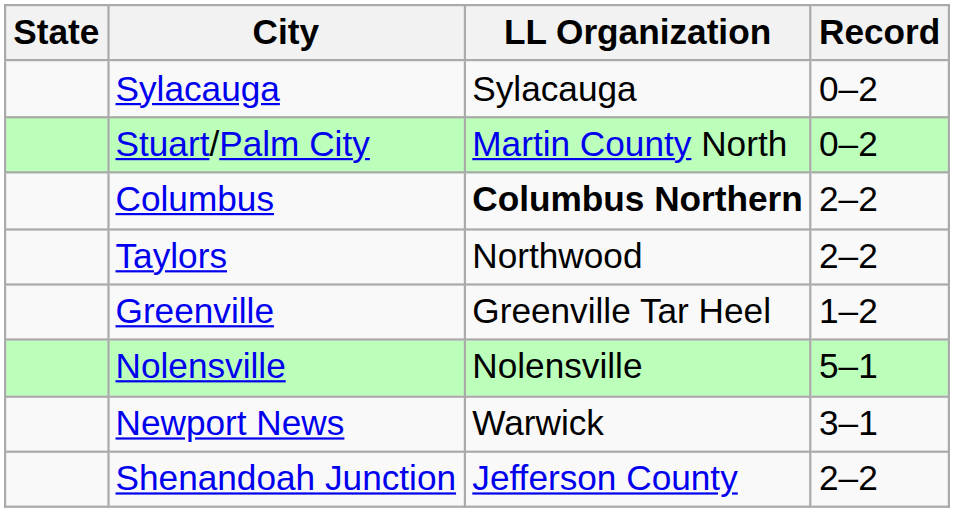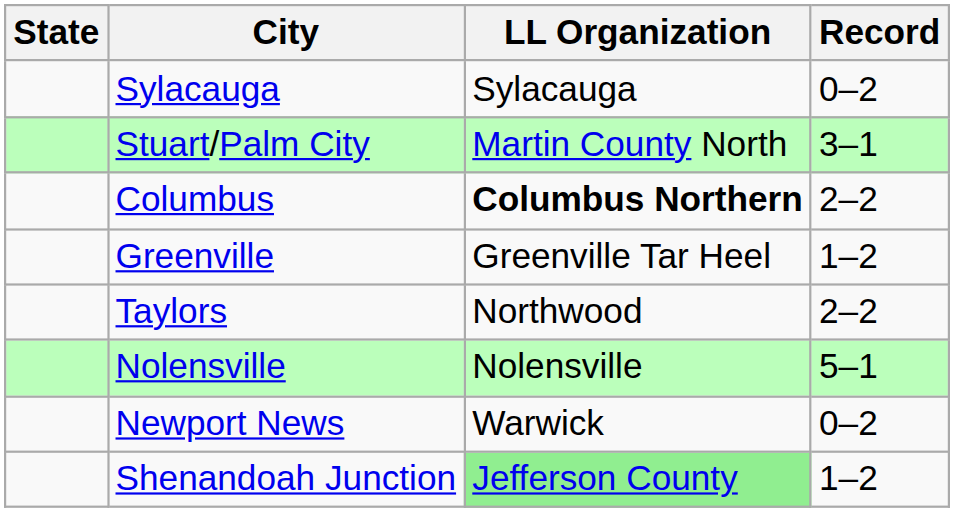(848, 144) 0–2 -> (848, 144) 3–1
rows swapped: (195, 311) <-> (171, 255)
(848, 423) 3–1 -> (848, 423) 0–2
(605, 479) no background -> (605, 479) lightgreen background
(848, 479) 2–2 -> (848, 479) 1–2
